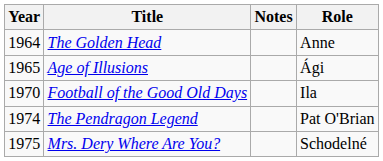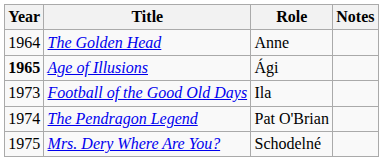columns swapped: (337, 17) <-> (274, 17)
(24, 67) normal -> (24, 67) bold
(24, 93) 1970 -> (24, 93) 1973
